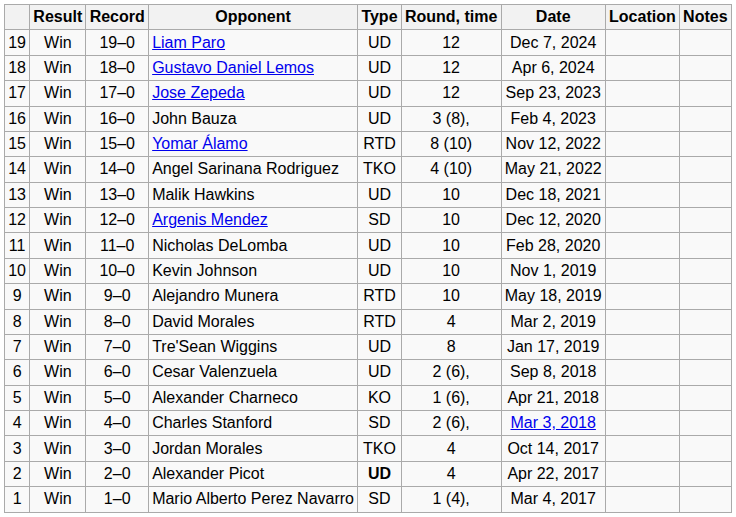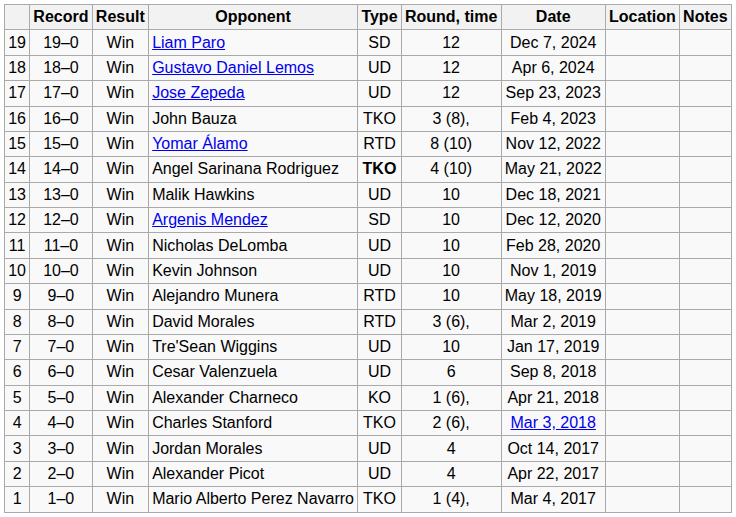columns swapped: (58, 17) <-> (117, 17)
(379, 42) UD -> (379, 42) SD
(379, 118) UD -> (379, 118) TKO
(379, 169) normal -> (379, 169) bold
(451, 321) 4 -> (451, 321) 3 (6),
(451, 347) 8 -> (451, 347) 10
(451, 372) 2 (6), -> (451, 372) 6
(379, 423) SD -> (379, 423) TKO
(379, 448) TKO -> (379, 448) UD
(379, 473) bold -> (379, 473) normal
(379, 499) SD -> (379, 499) TKO
